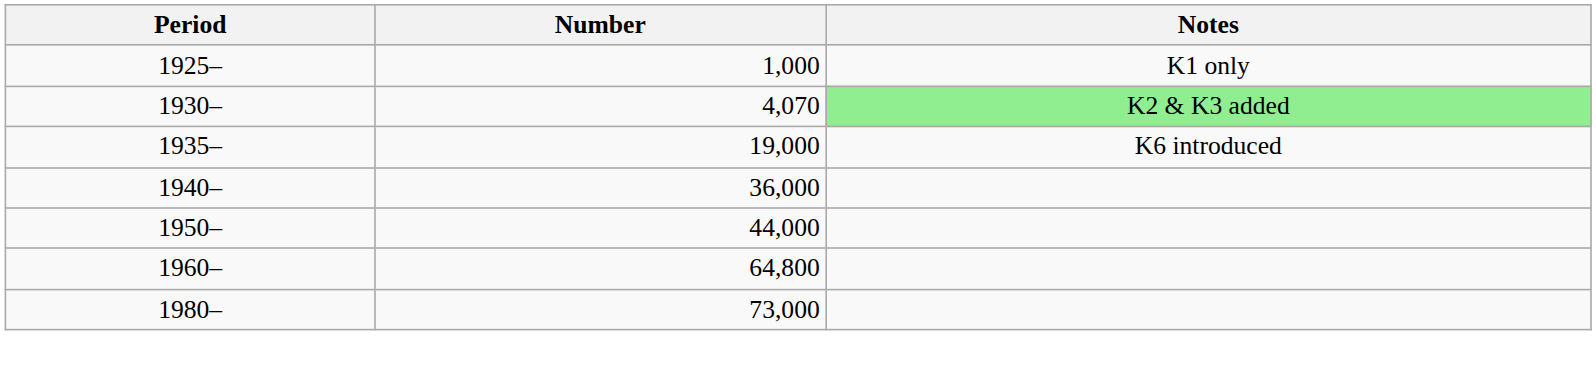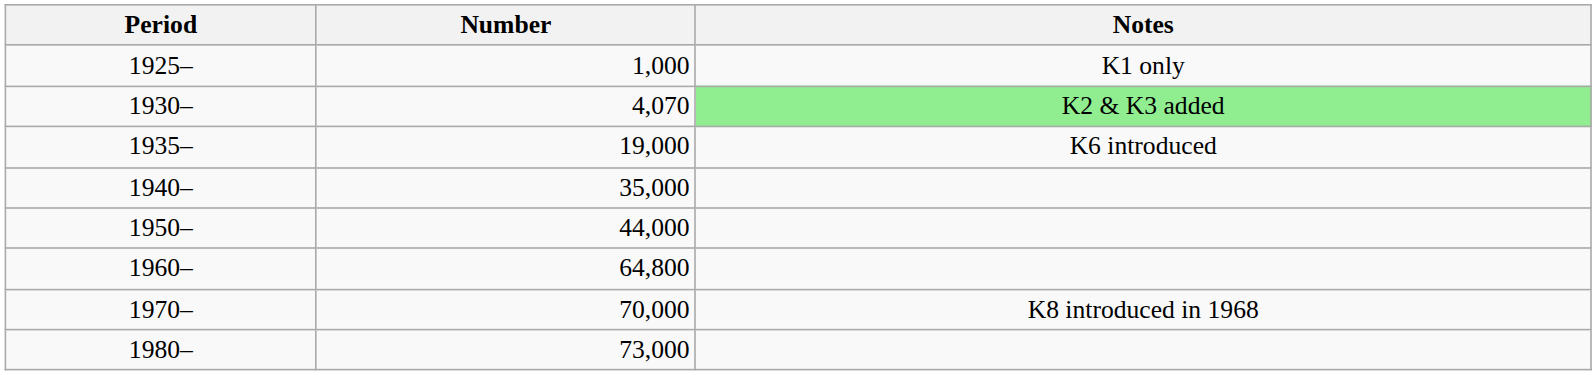(785, 187) 36,000 -> (654, 187) 35,000
+ row: (161, 308)
